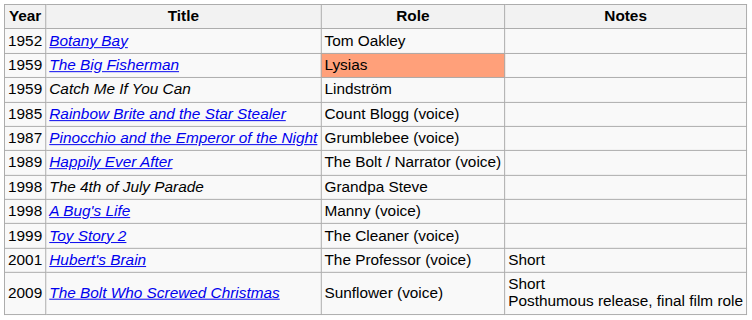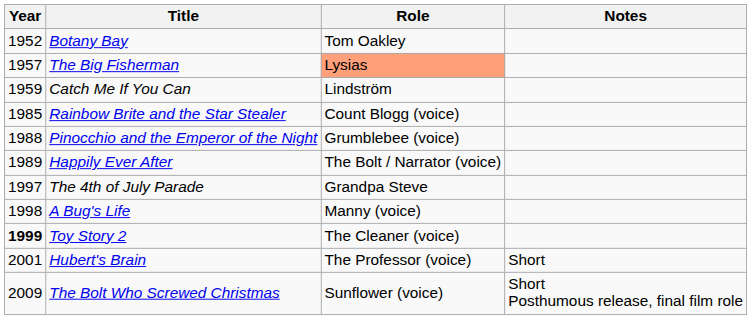(25, 65) 1959 -> (25, 65) 1957
(25, 138) 1987 -> (25, 138) 1988
(25, 187) 1998 -> (25, 187) 1997
(25, 235) normal -> (25, 235) bold
